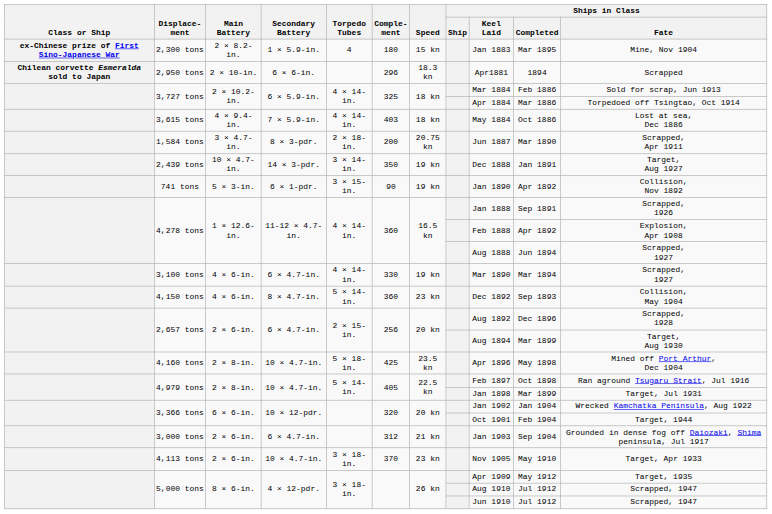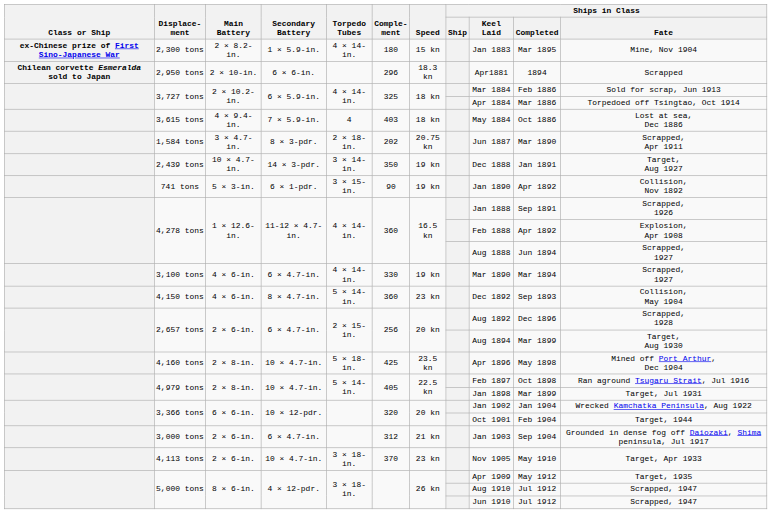(349, 50) 4 -> (349, 50) 4 × 14-in.
(349, 120) 4 × 14-in. -> (349, 120) 4
(391, 142) 200 -> (391, 142) 202
